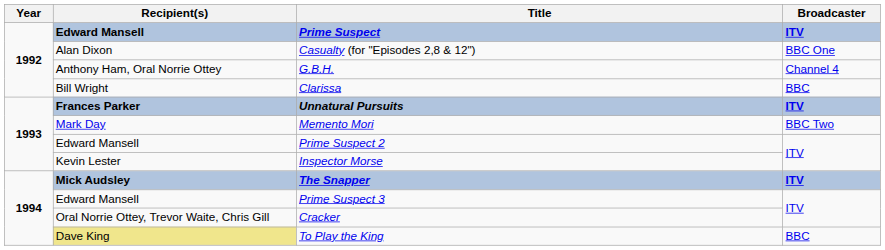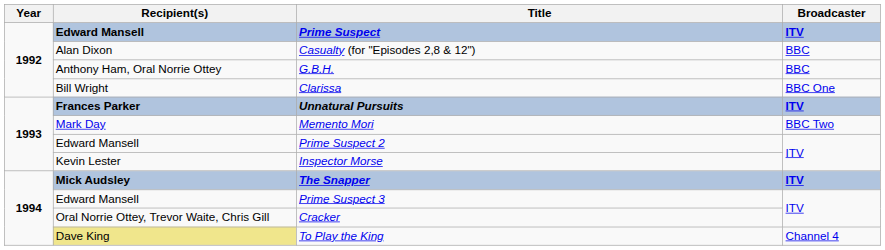(810, 50) BBC One -> (798, 50) BBC
(812, 69) Channel 4 -> (798, 69) BBC
(798, 87) BBC -> (810, 87) BBC One
(798, 236) BBC -> (812, 236) Channel 4
